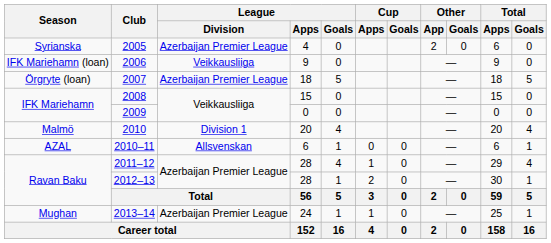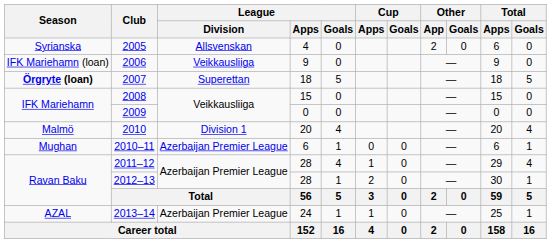(224, 46) Azerbaijan Premier League -> (224, 46) Allsvenskan
(58, 79) normal -> (58, 79) bold
(224, 79) Azerbaijan Premier League -> (224, 79) Superettan
(58, 146) AZAL -> (58, 146) Mughan
(224, 146) Allsvenskan -> (224, 146) Azerbaijan Premier League
(58, 213) Mughan -> (58, 213) AZAL
